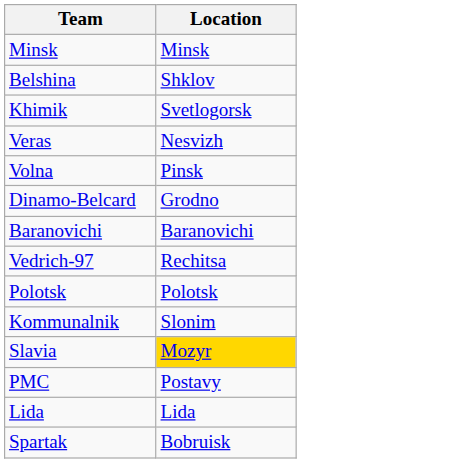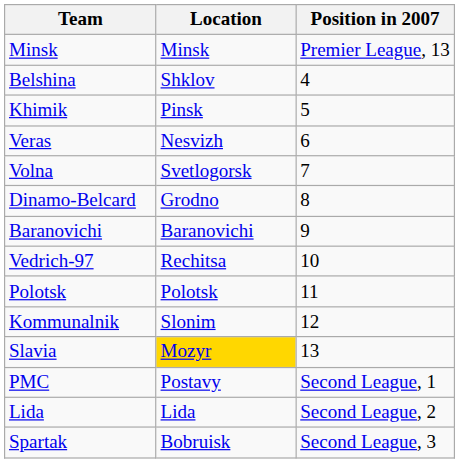+ column: (375, 19)
(206, 110) Svetlogorsk -> (182, 110) Pinsk
(182, 170) Pinsk -> (206, 170) Svetlogorsk
